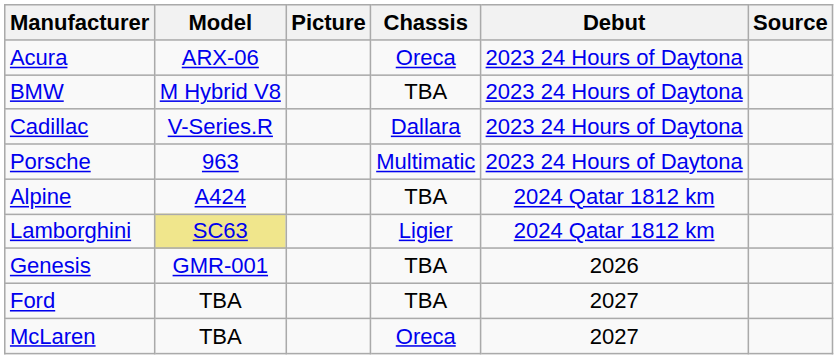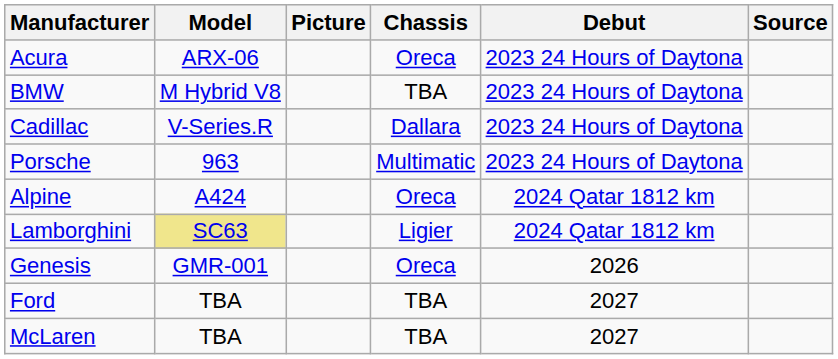(426, 197) TBA -> (426, 197) Oreca
(426, 266) TBA -> (426, 266) Oreca
(426, 336) Oreca -> (426, 336) TBA
